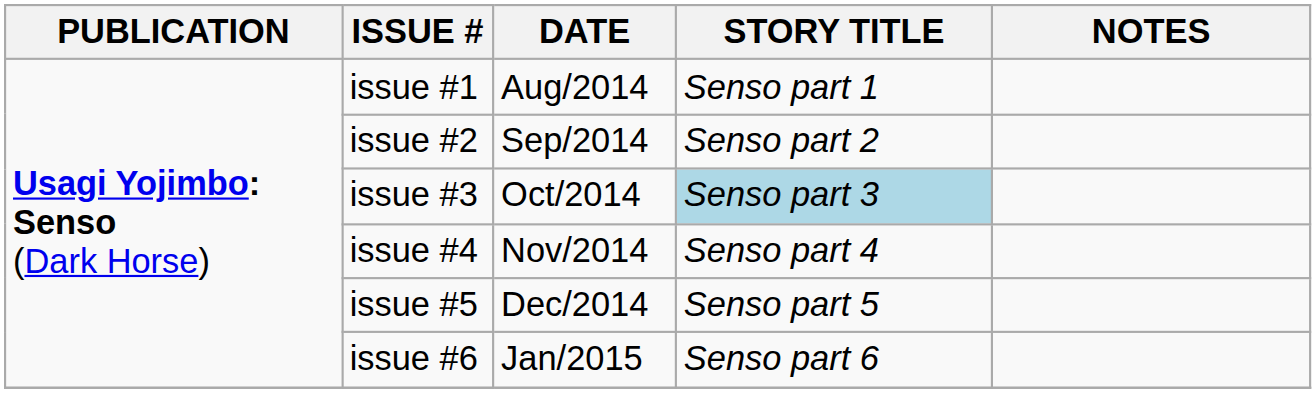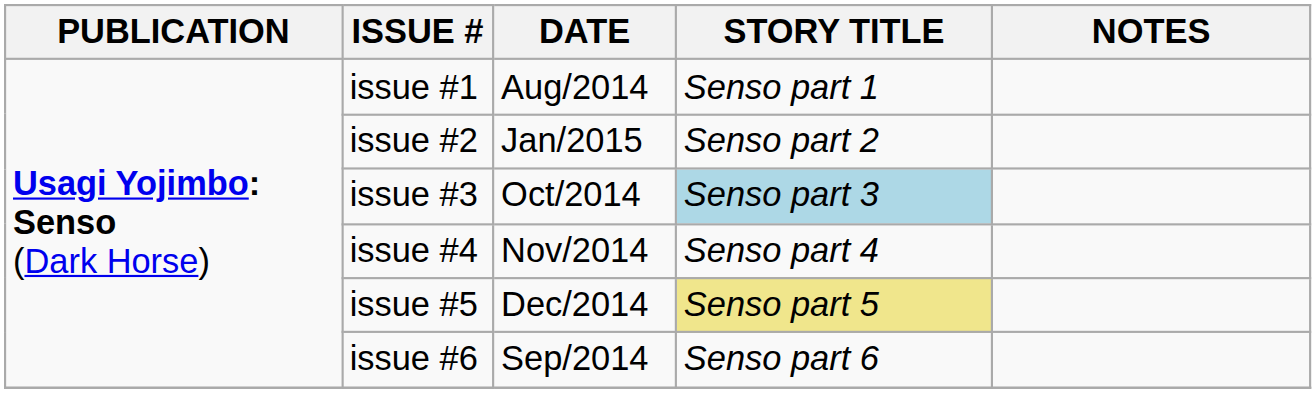(575, 140) Sep/2014 -> (572, 140) Jan/2015
(781, 304) no background -> (781, 304) khaki background
(572, 359) Jan/2015 -> (575, 359) Sep/2014
